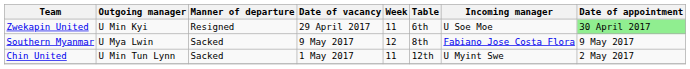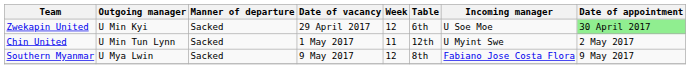(212, 27) Resigned -> (207, 27) Sacked
(391, 27) 11 -> (391, 27) 12
rows swapped: (37, 56) <-> (50, 41)
